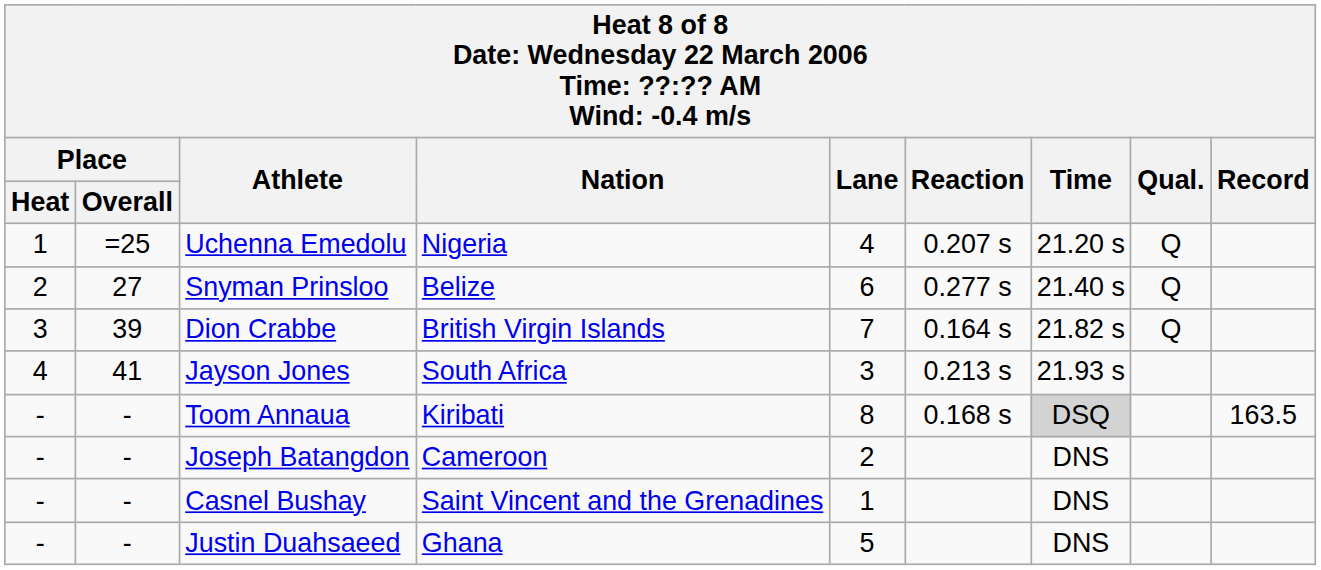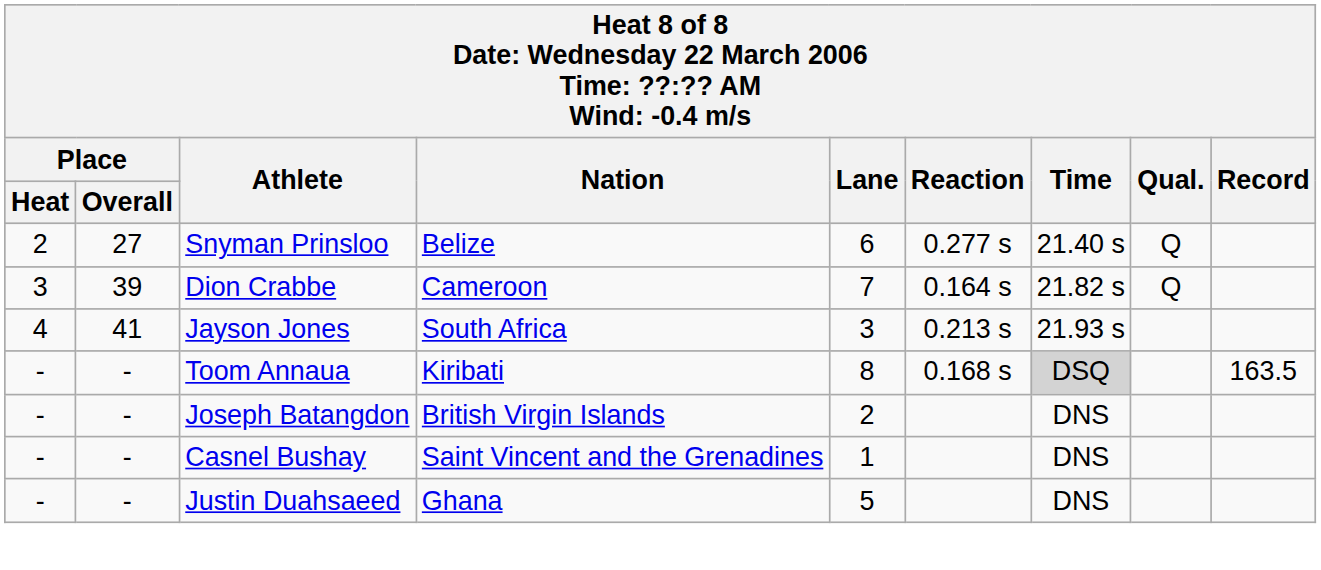- row: (296, 244)
(543, 329) British Virgin Islands -> (485, 287) Cameroon
(485, 457) Cameroon -> (543, 414) British Virgin Islands
